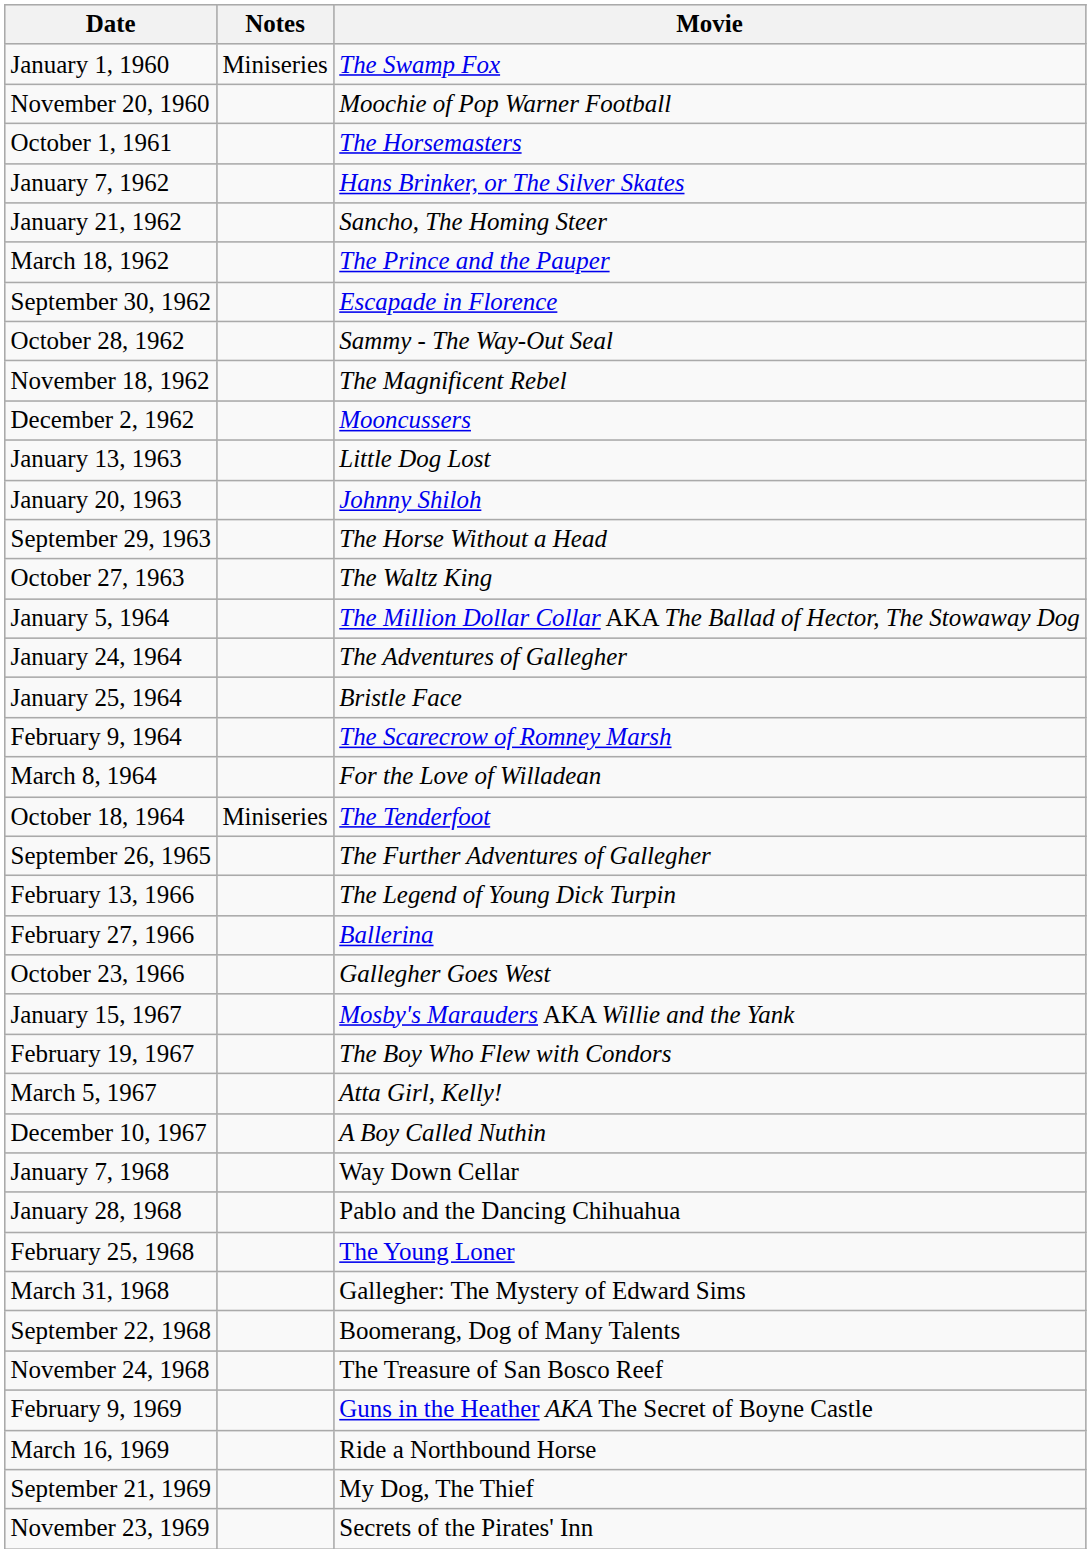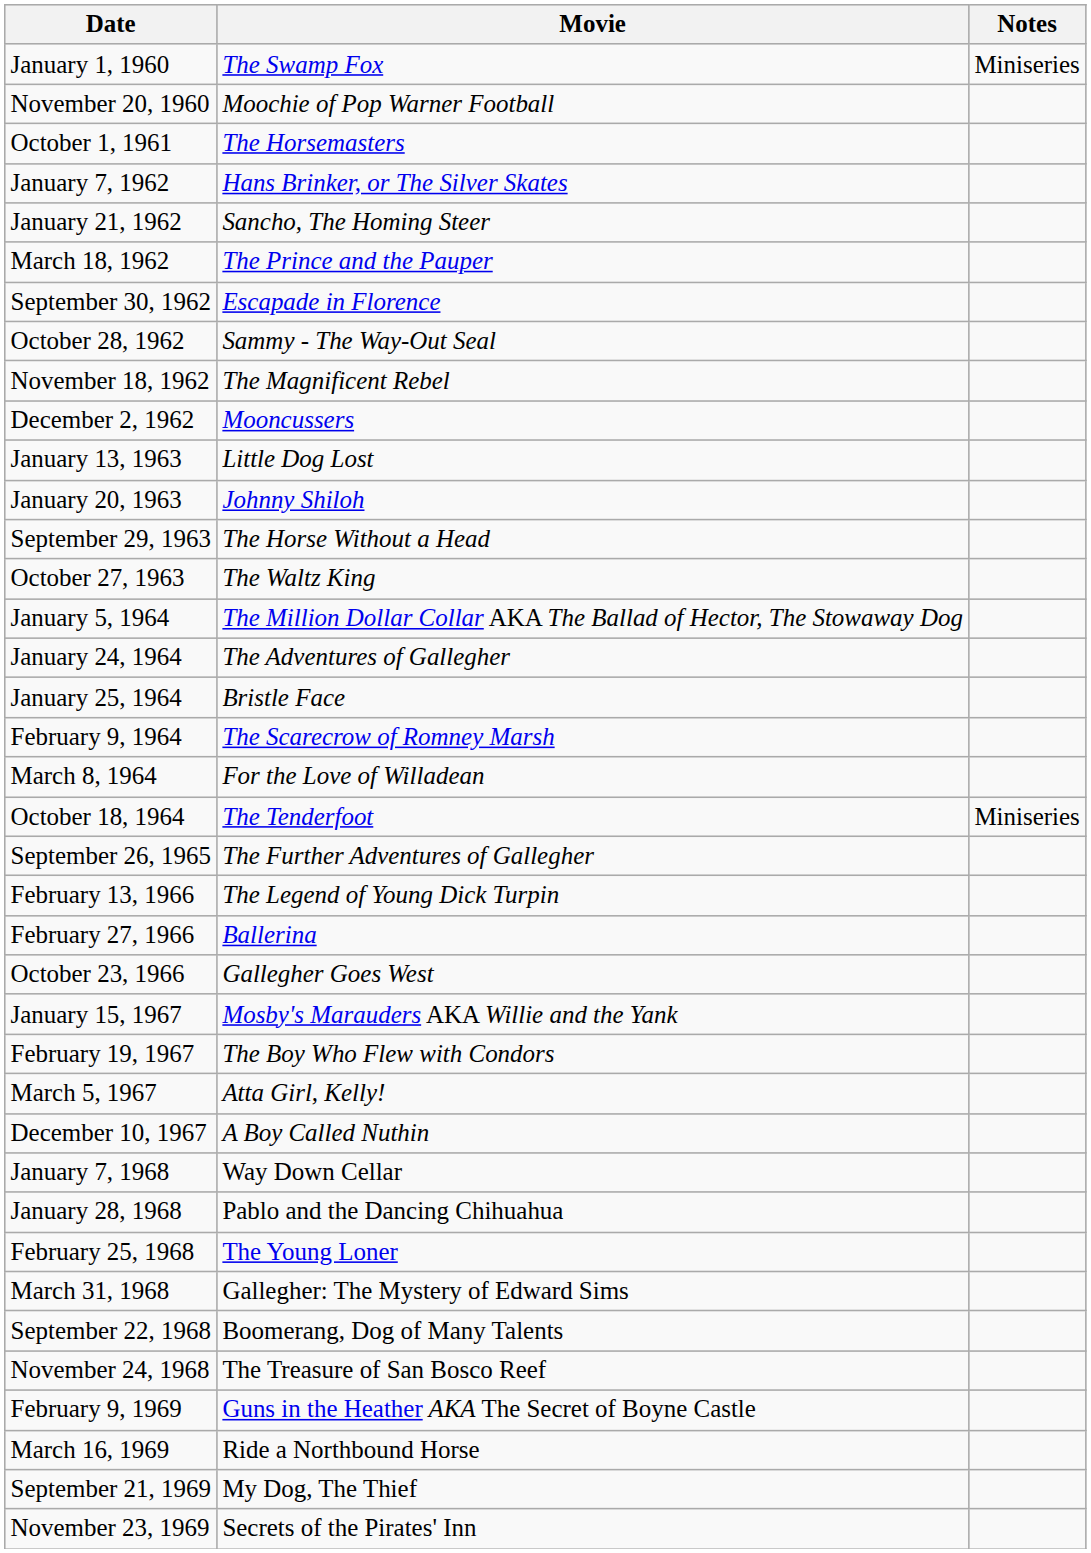columns swapped: (710, 24) <-> (275, 24)
